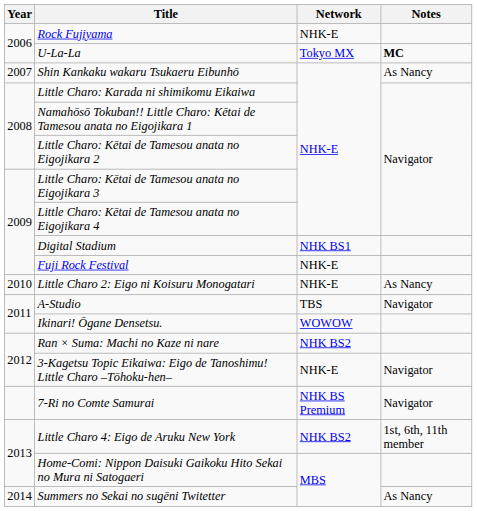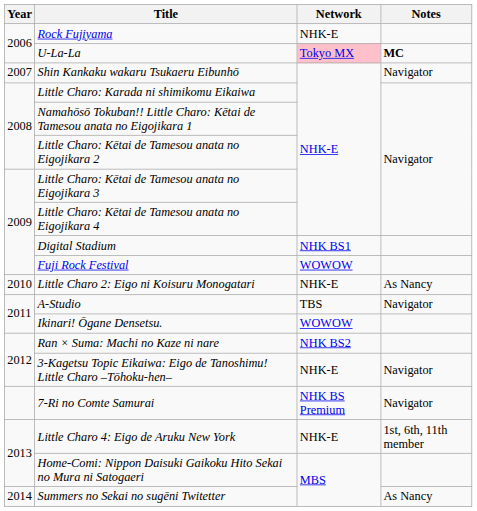(327, 53) no background -> (327, 53) pink background
(408, 72) As Nancy -> (408, 72) Navigator
(319, 265) NHK-E -> (326, 265) WOWOW
(325, 436) NHK BS2 -> (319, 436) NHK-E
